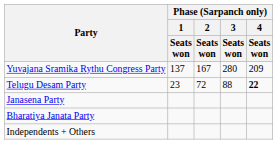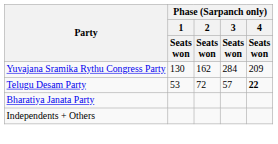(177, 69) 137 -> (177, 69) 130
(204, 69) 167 -> (204, 69) 162
(230, 69) 280 -> (230, 69) 284
(175, 85) 23 -> (175, 85) 53
(227, 85) 88 -> (227, 85) 57
- row: (35, 100)
